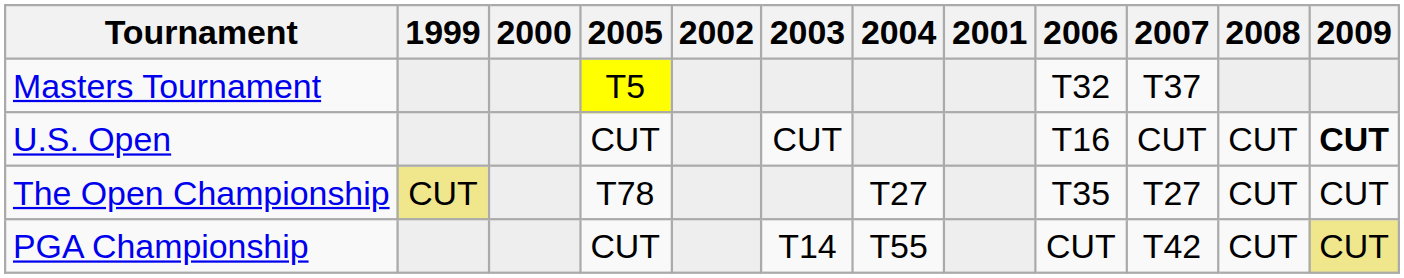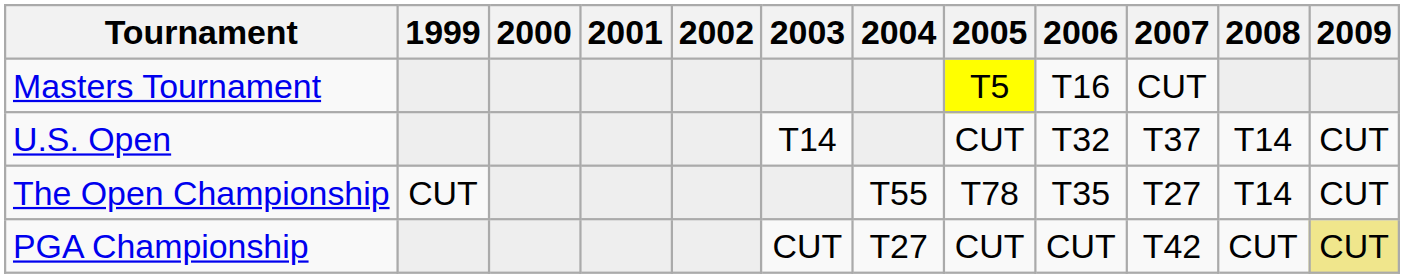columns swapped: (990, 32) <-> (625, 32)
(1081, 86) T32 -> (1081, 86) T16
(1172, 86) T37 -> (1172, 86) CUT
(807, 139) CUT -> (807, 139) T14
(1081, 139) T16 -> (1081, 139) T32
(1172, 139) CUT -> (1172, 139) T37
(1263, 139) CUT -> (1263, 139) T14
(1354, 139) bold -> (1354, 139) normal
(443, 193) khaki background -> (443, 193) no background
(899, 193) T27 -> (899, 193) T55
(1263, 193) CUT -> (1263, 193) T14
(807, 247) T14 -> (807, 247) CUT
(899, 247) T55 -> (899, 247) T27
